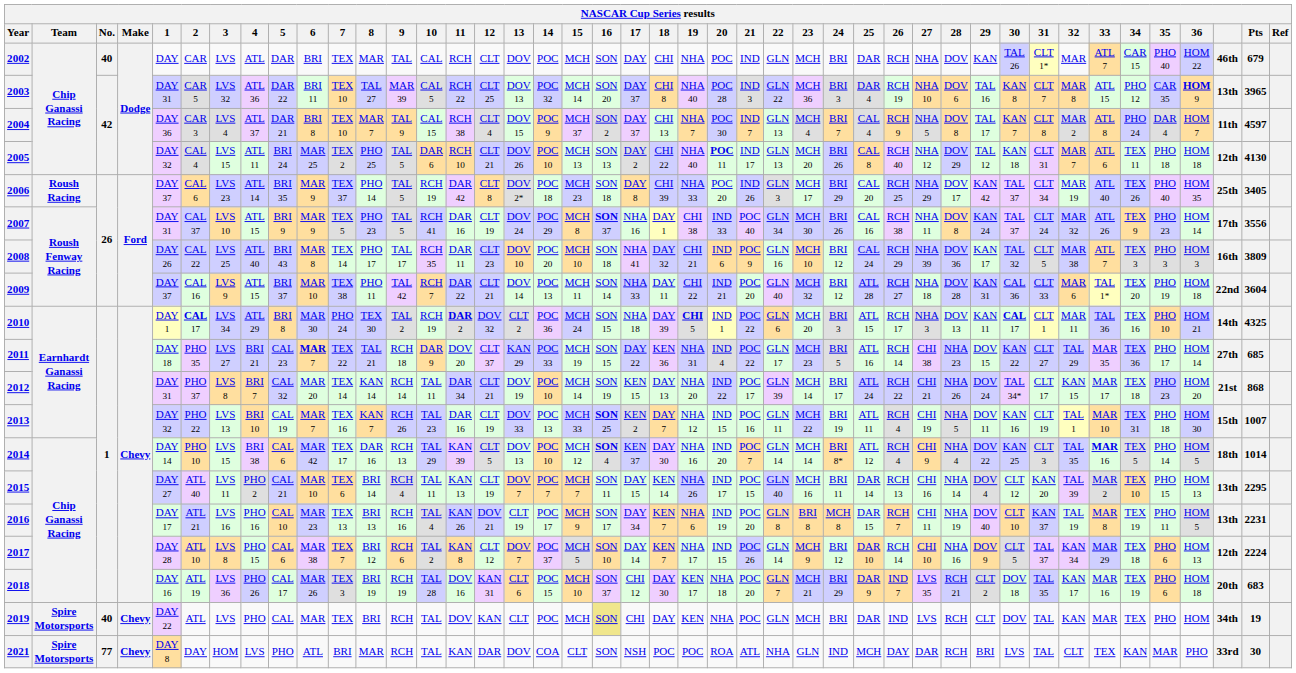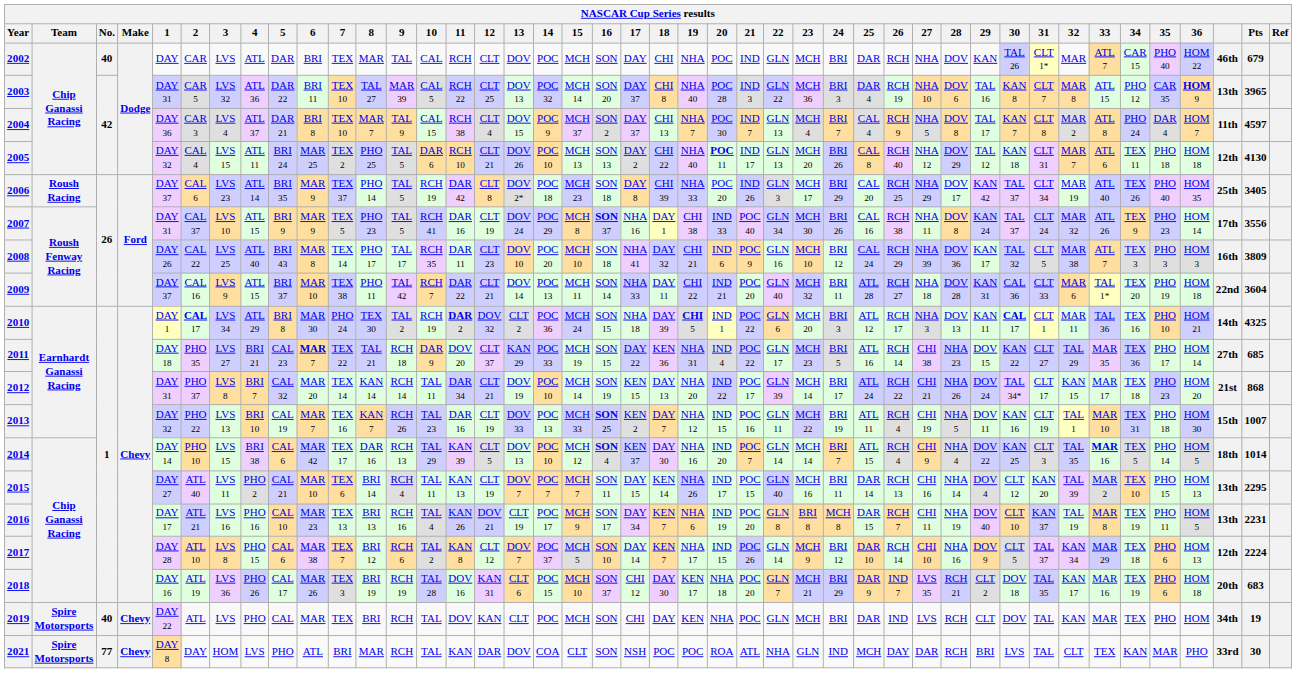(838, 289) BRI 12 -> (838, 289) BRI 11
(869, 322) ATL 15 -> (869, 322) ATL 12
(838, 453) BRI 8* -> (838, 453) BRI 7
(869, 453) ATL 12 -> (869, 453) ATL 15
(607, 618) khaki background -> (607, 618) no background
